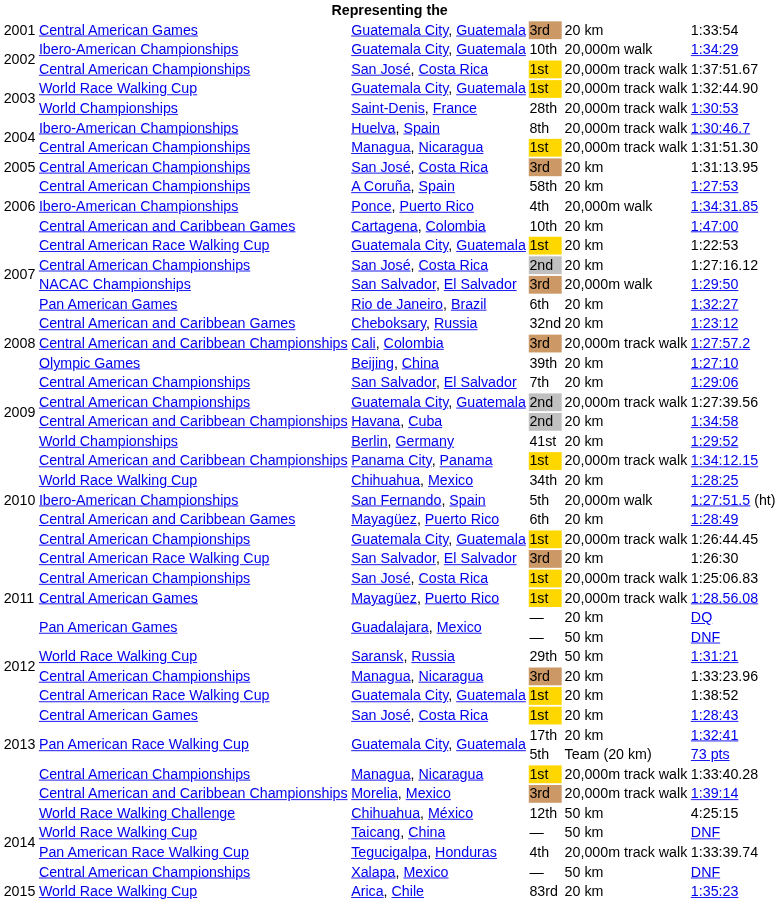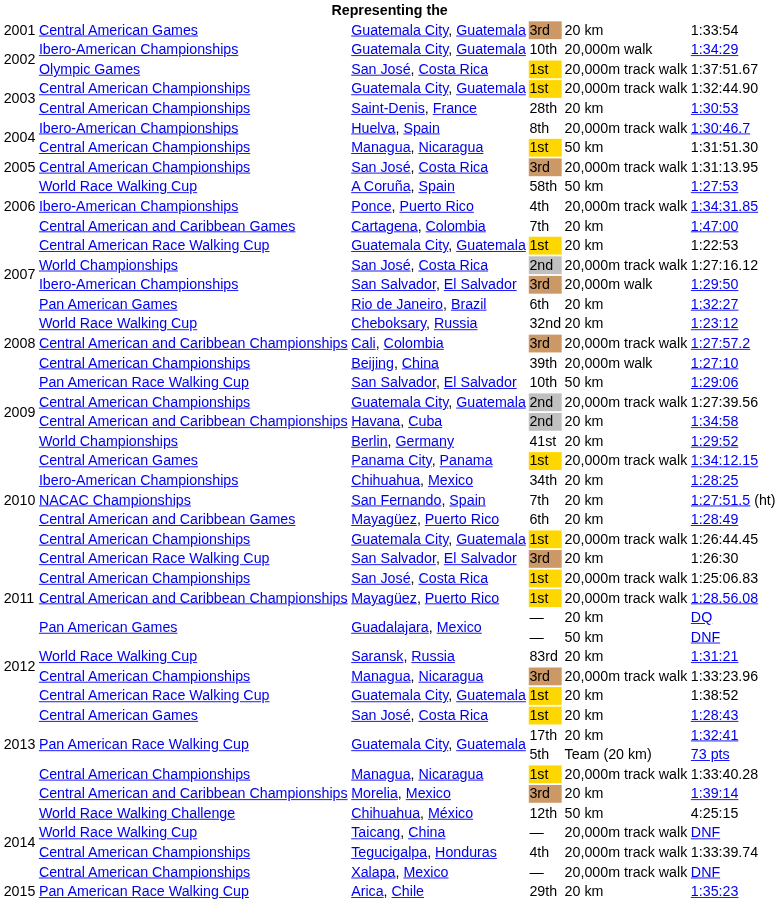(145, 69) Central American Championships -> (90, 69) Olympic Games
(118, 89) World Race Walking Cup -> (145, 89) Central American Championships
(108, 108) World Championships -> (145, 108) Central American Championships
(626, 108) 20,000m track walk -> (584, 108) 20 km
(626, 147) 20,000m track walk -> (584, 147) 50 km
(584, 167) 20 km -> (626, 167) 20,000m track walk
(145, 186) Central American Championships -> (118, 186) World Race Walking Cup
(584, 186) 20 km -> (584, 186) 50 km
(609, 206) 20,000m walk -> (626, 206) 20,000m track walk
(543, 226) 10th -> (539, 226) 7th
(145, 265) Central American Championships -> (108, 265) World Championships
(584, 265) 20 km -> (626, 265) 20,000m track walk
(115, 284) NACAC Championships -> (139, 284) Ibero-American Championships
(167, 324) Central American and Caribbean Games -> (118, 324) World Race Walking Cup
(90, 363) Olympic Games -> (145, 363) Central American Championships
(584, 363) 20 km -> (609, 363) 20,000m walk
(145, 382) Central American Championships -> (144, 382) Pan American Race Walking Cup
(539, 382) 7th -> (543, 382) 10th
(584, 382) 20 km -> (584, 382) 50 km
(193, 461) Central American and Caribbean Championships -> (118, 461) Central American Games
(118, 480) World Race Walking Cup -> (139, 480) Ibero-American Championships
(139, 500) Ibero-American Championships -> (115, 500) NACAC Championships
(539, 500) 5th -> (539, 500) 7th
(609, 500) 20,000m walk -> (584, 500) 20 km
(118, 598) Central American Games -> (193, 598) Central American and Caribbean Championships
(543, 656) 29th -> (544, 656) 83rd
(584, 656) 50 km -> (584, 656) 20 km
(584, 676) 20 km -> (626, 676) 20,000m track walk
(626, 793) 20,000m track walk -> (584, 793) 20 km
(584, 833) 50 km -> (626, 833) 20,000m track walk
(144, 852) Pan American Race Walking Cup -> (145, 852) Central American Championships
(584, 872) 50 km -> (626, 872) 20,000m track walk
(118, 891) World Race Walking Cup -> (144, 891) Pan American Race Walking Cup
(544, 891) 83rd -> (543, 891) 29th
